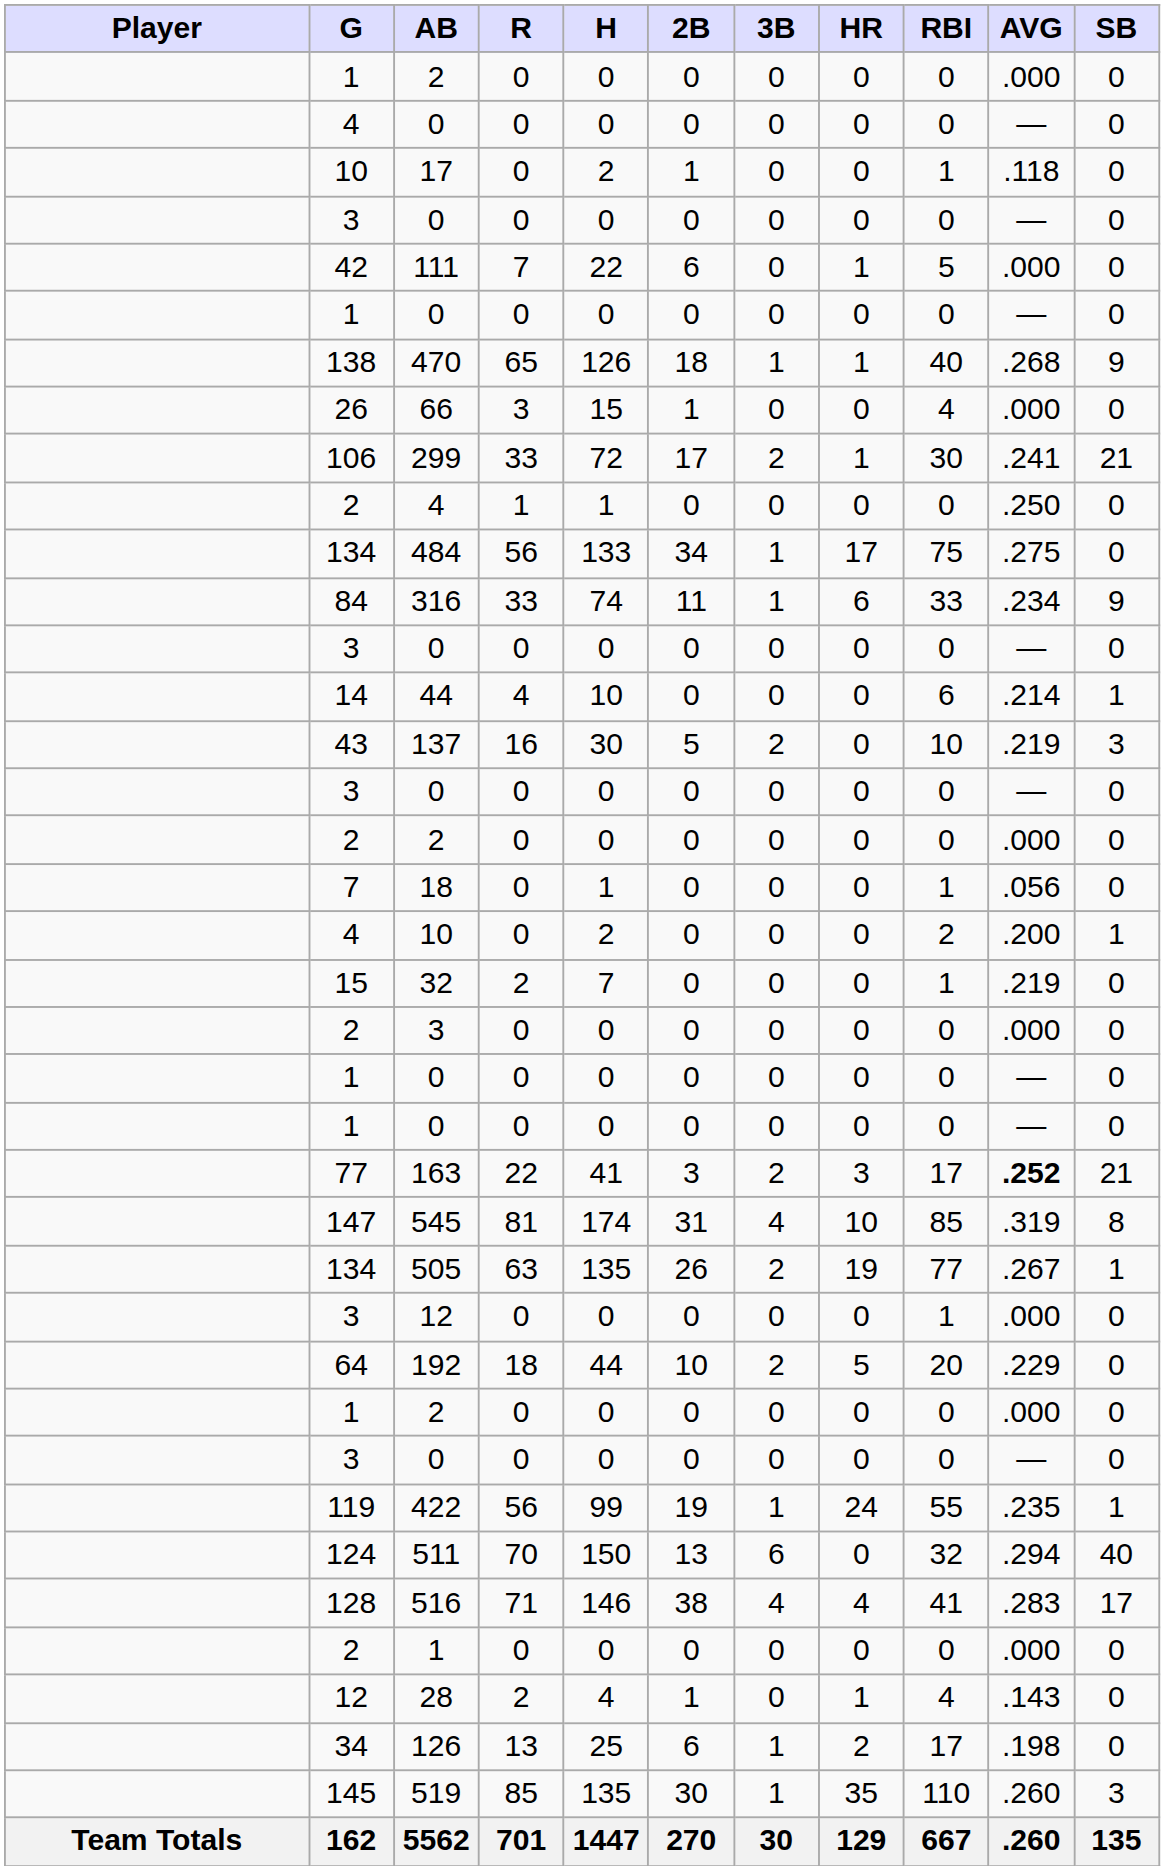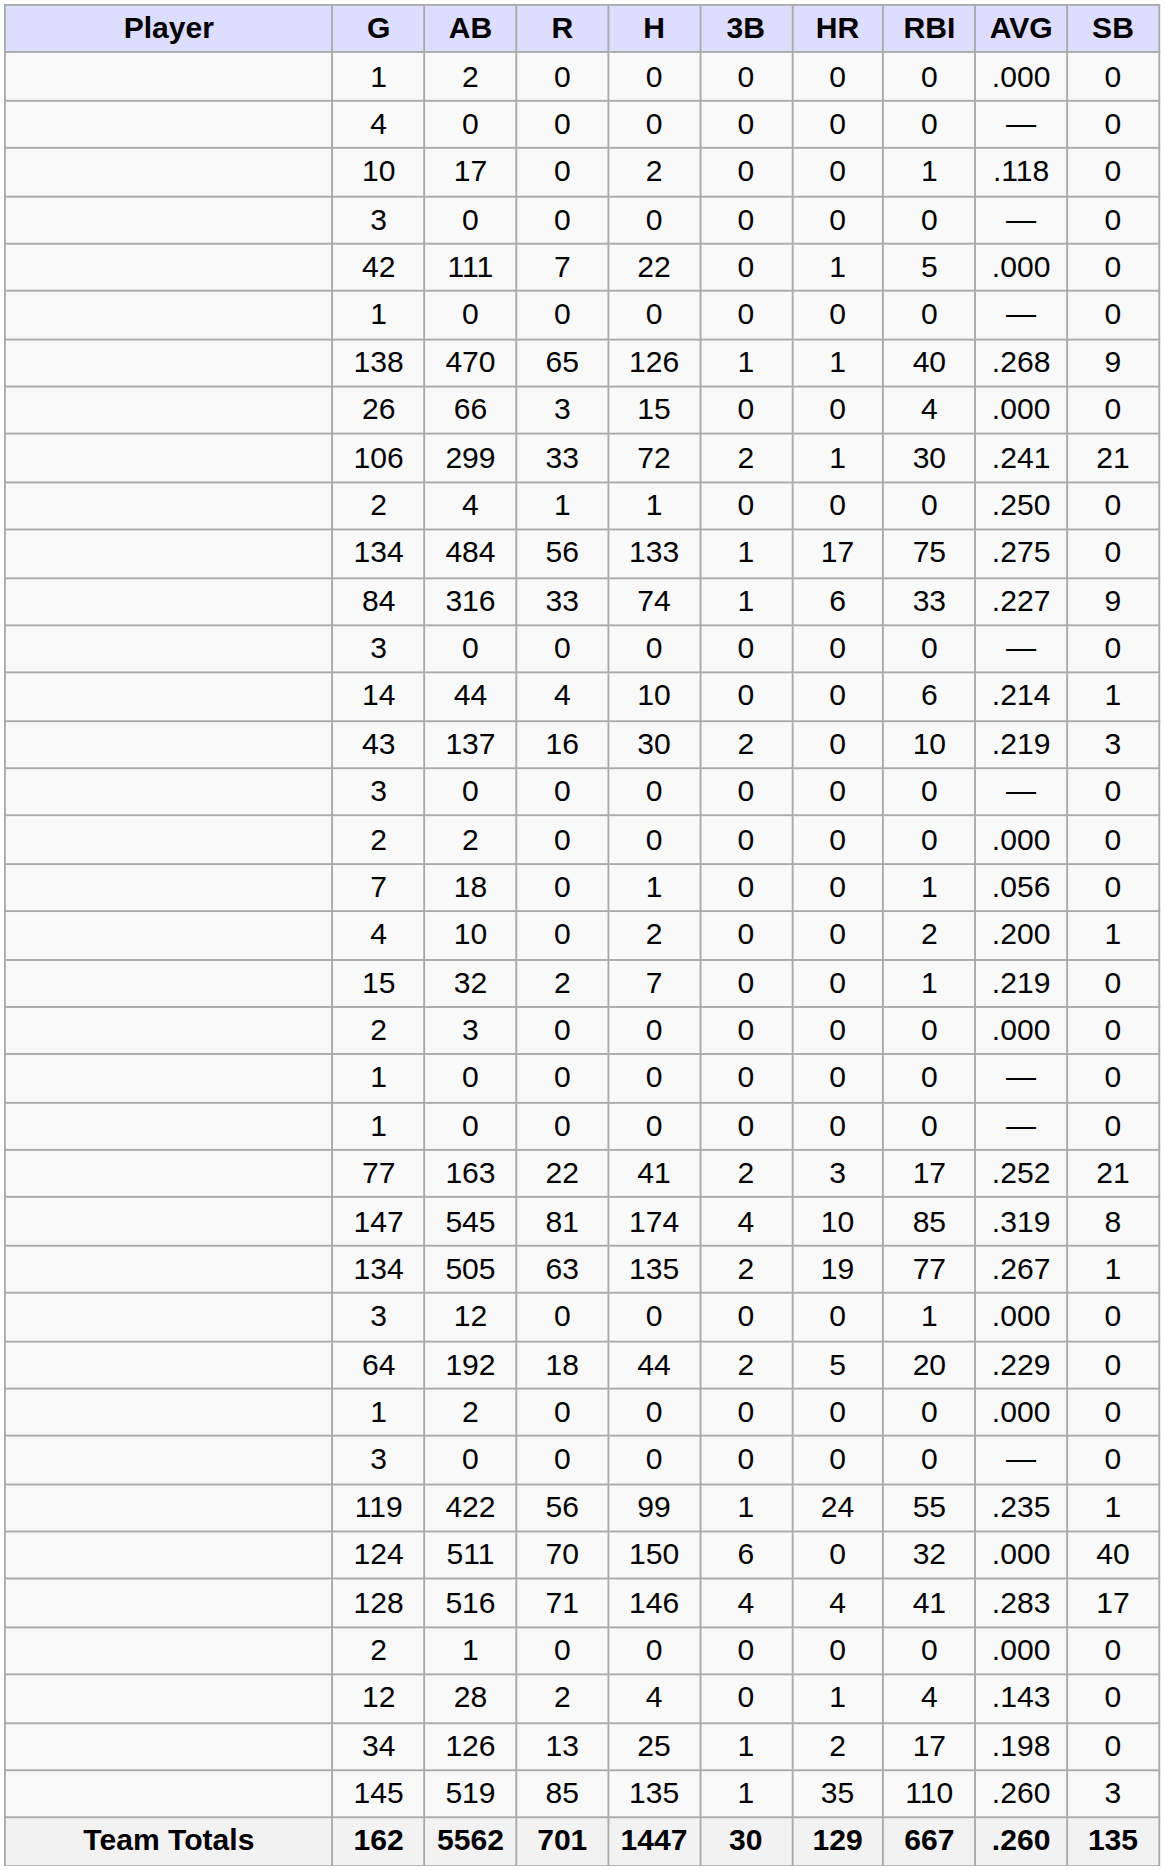- column: (691, 28)
(1031, 600) .234 -> (1021, 600) .227
(1031, 1173) bold -> (1021, 1173) normal
(1031, 1554) .294 -> (1021, 1554) .000
